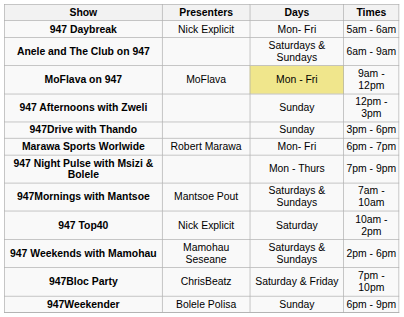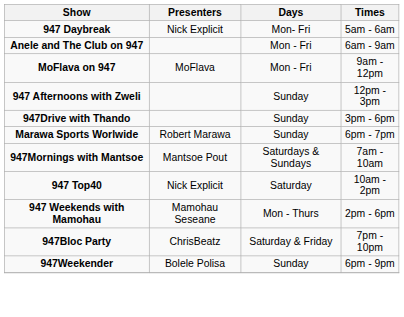(297, 51) Saturdays & Sundays -> (291, 45) Mon - Fri
(297, 79) khaki background -> (291, 68) no background
(297, 146) Mon- Fri -> (291, 135) Sunday
- row: (83, 169)
(297, 253) Saturdays & Sundays -> (291, 213) Mon - Thurs
